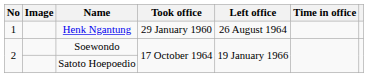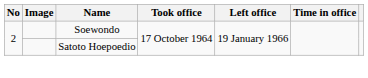- row: (97, 30)
